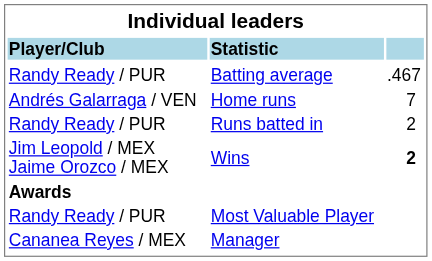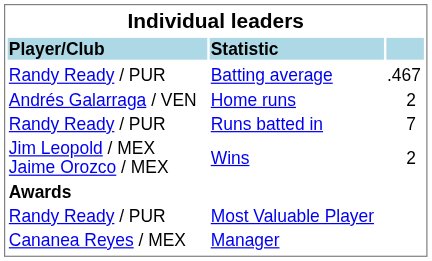(401, 100) 7 -> (401, 100) 2
(401, 124) 2 -> (401, 124) 7
(401, 158) bold -> (401, 158) normal
